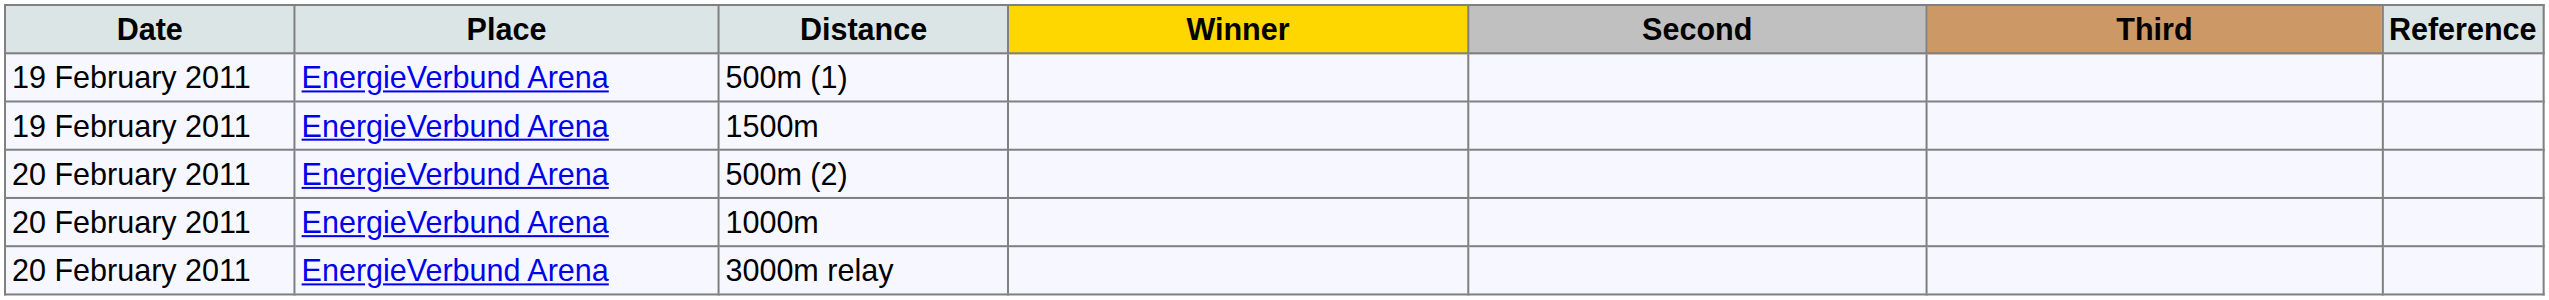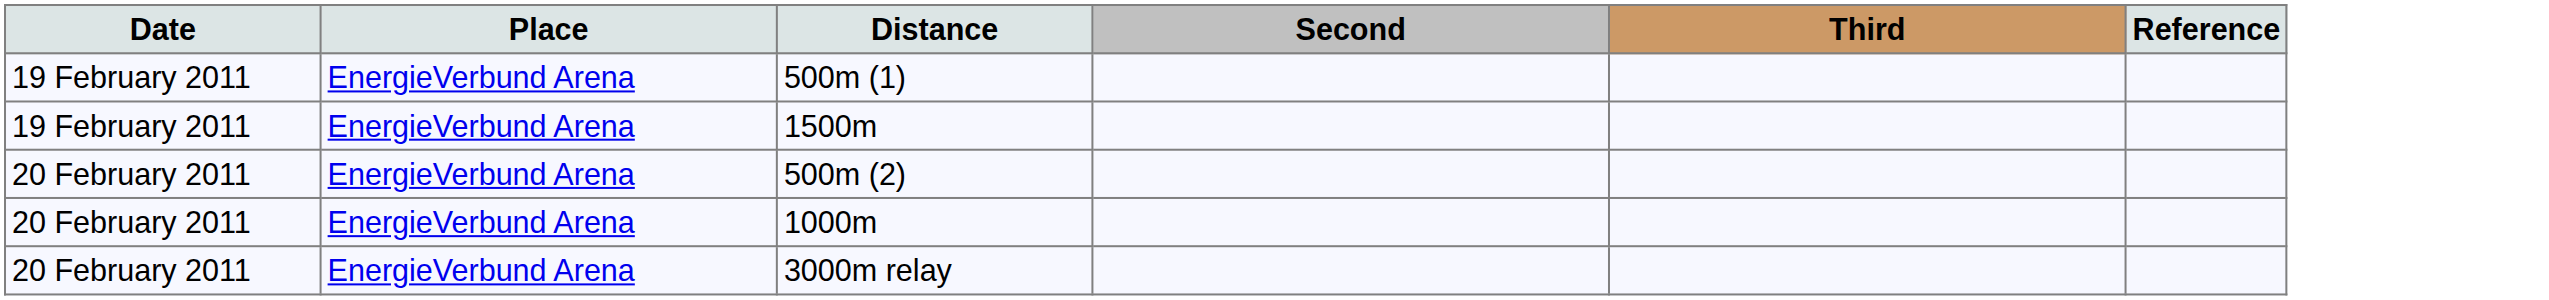- column: (1238, 29)
